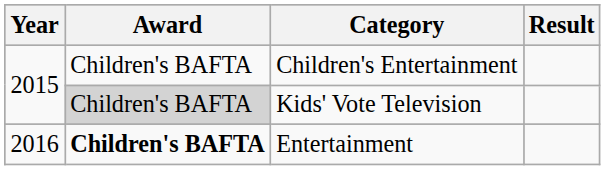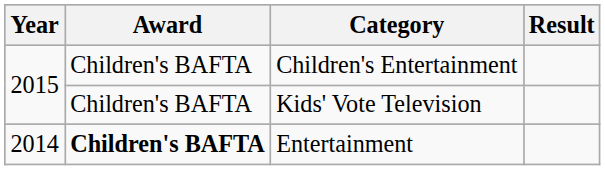(161, 104) lightgrey background -> (161, 104) no background
(35, 144) 2016 -> (35, 144) 2014
